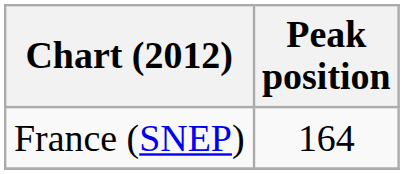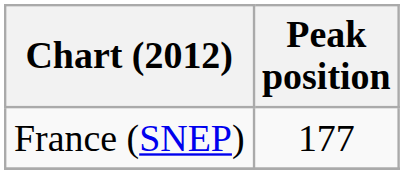(326, 137) 164 -> (326, 137) 177
